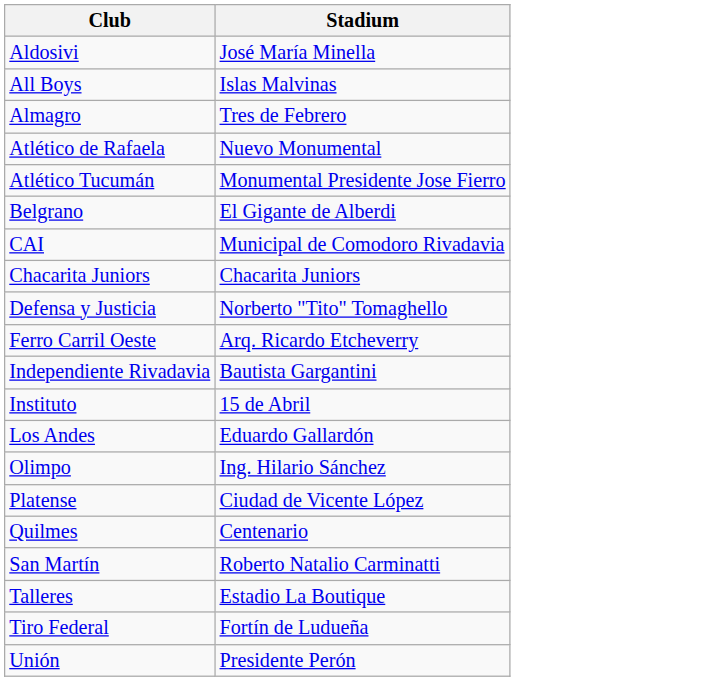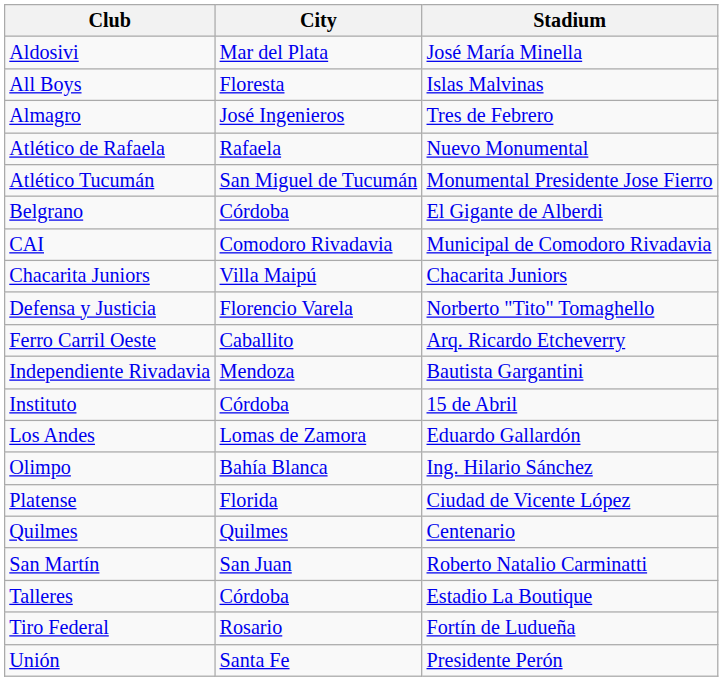+ column: (318, 20)
